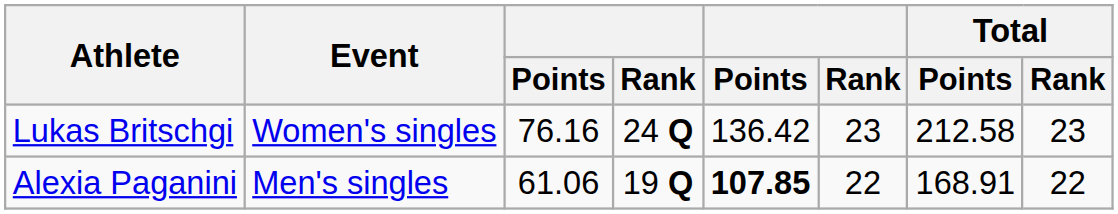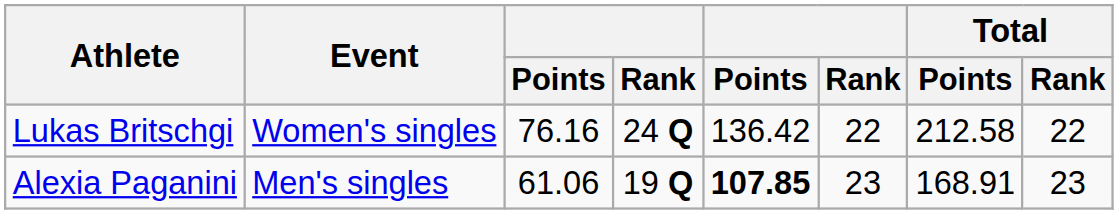(863, 131) 23 -> (863, 131) 22
(1068, 131) 23 -> (1068, 131) 22
(863, 183) 22 -> (863, 183) 23
(1068, 183) 22 -> (1068, 183) 23
